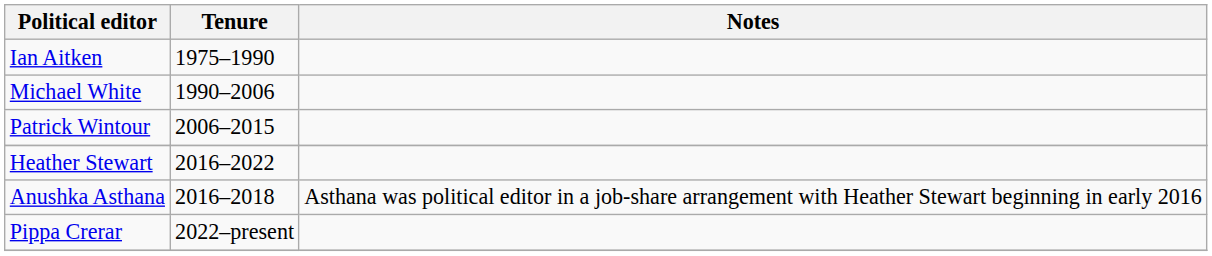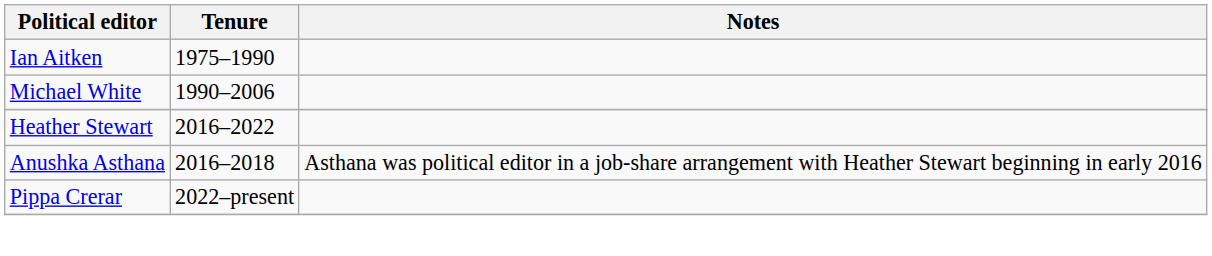- row: (80, 127)
